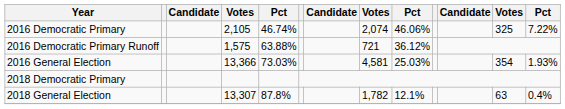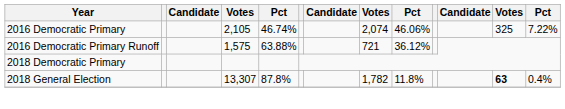- row: (59, 62)
(409, 96) 12.1% -> (409, 79) 11.8%
(501, 96) normal -> (501, 79) bold
